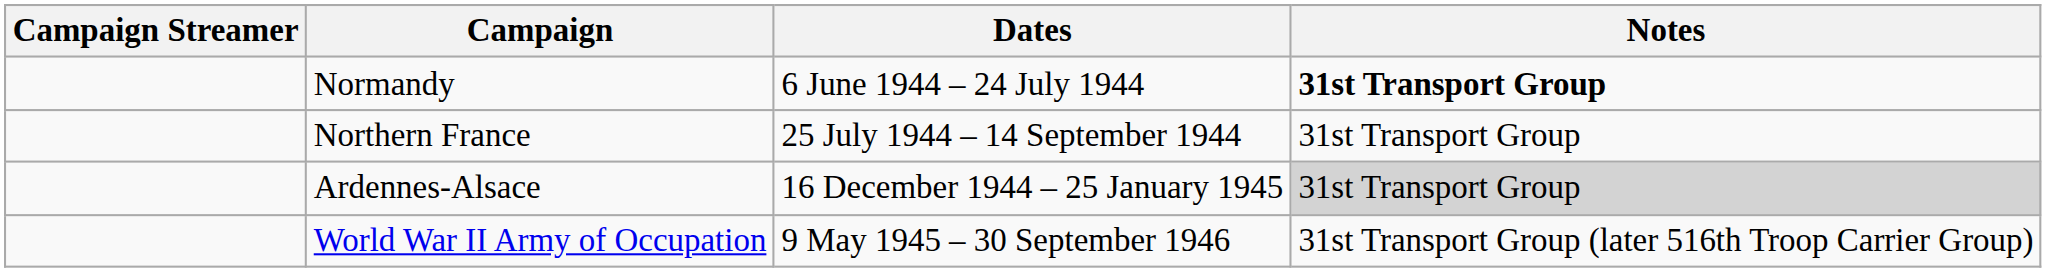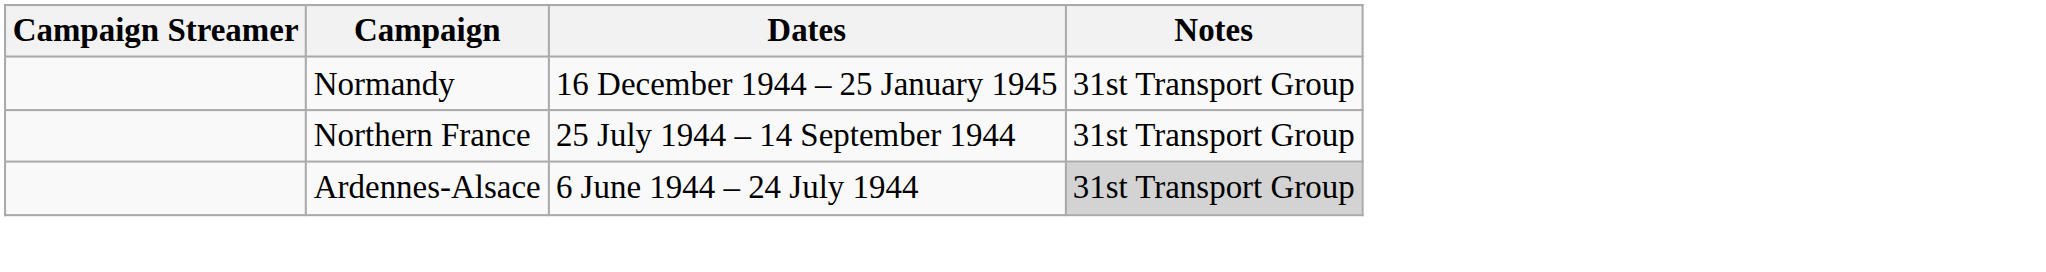(963, 82) 6 June 1944 – 24 July 1944 -> (807, 82) 16 December 1944 – 25 January 1945
(1452, 82) bold -> (1214, 82) normal
(1032, 187) 16 December 1944 – 25 January 1945 -> (737, 187) 6 June 1944 – 24 July 1944
- row: (540, 239)
